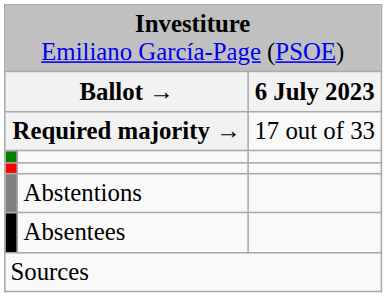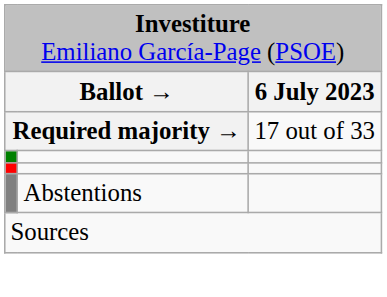- row: (11, 233)
